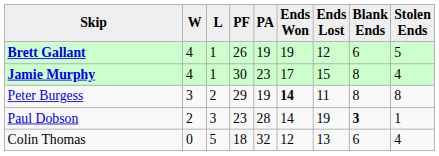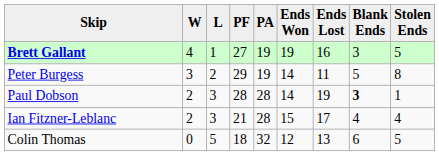(240, 52) 26 -> (240, 52) 27
(323, 52) 12 -> (323, 52) 16
(356, 52) 6 -> (356, 52) 3
- row: (51, 74)
(287, 96) bold -> (287, 74) normal
(356, 96) 8 -> (356, 74) 5
(240, 118) 23 -> (240, 96) 28
+ row: (62, 118)
(398, 140) 4 -> (398, 140) 5
